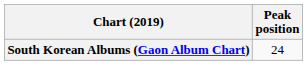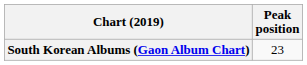(277, 49) 24 -> (277, 49) 23
